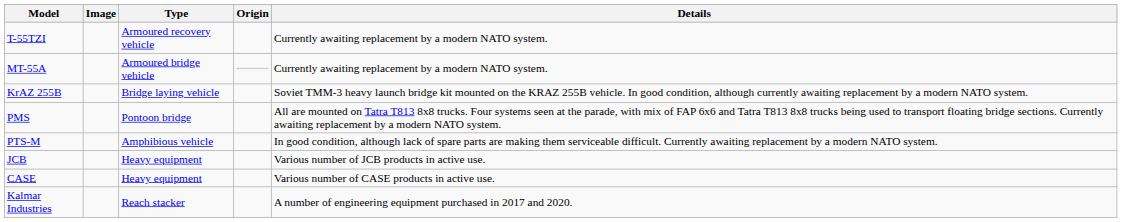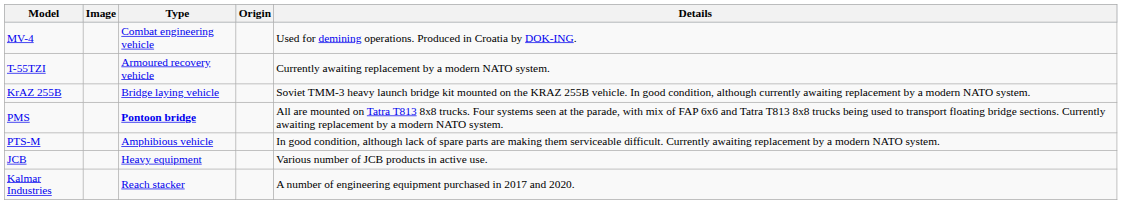+ row: (20, 37)
- row: (27, 68)
(156, 117) normal -> (159, 117) bold
- row: (21, 177)
